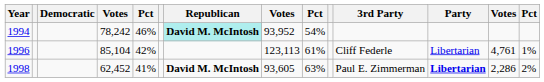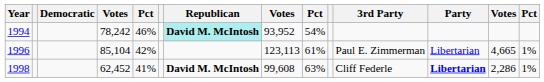(364, 50) Cliff Federle -> (380, 50) Paul E. Zimmerman
(503, 50) 4,761 -> (503, 50) 4,665
(279, 68) 93,605 -> (279, 68) 99,608
(380, 68) Paul E. Zimmerman -> (364, 68) Cliff Federle
(529, 68) 2% -> (529, 68) 1%
